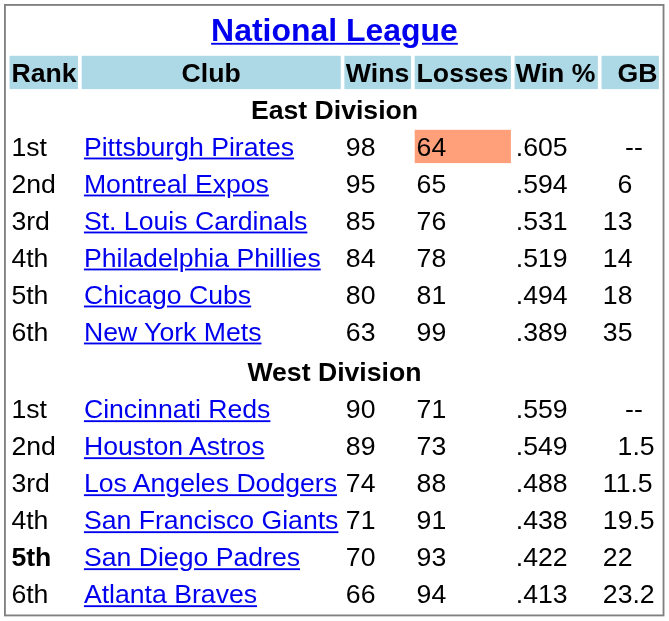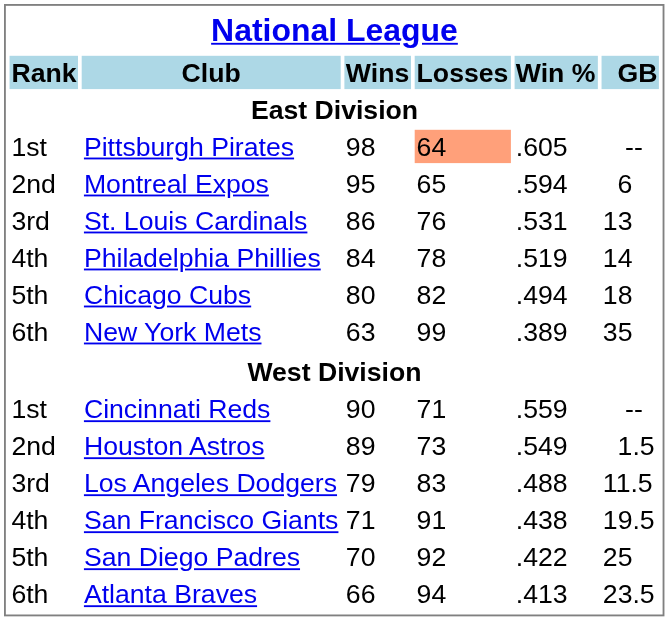(361, 220) 85 -> (361, 220) 86
(431, 294) 81 -> (431, 294) 82
(361, 483) 74 -> (361, 483) 79
(431, 483) 88 -> (431, 483) 83
(31, 557) bold -> (30, 557) normal
(431, 557) 93 -> (431, 557) 92
(618, 557) 22 -> (618, 557) 25
(629, 594) 23.2 -> (629, 594) 23.5
